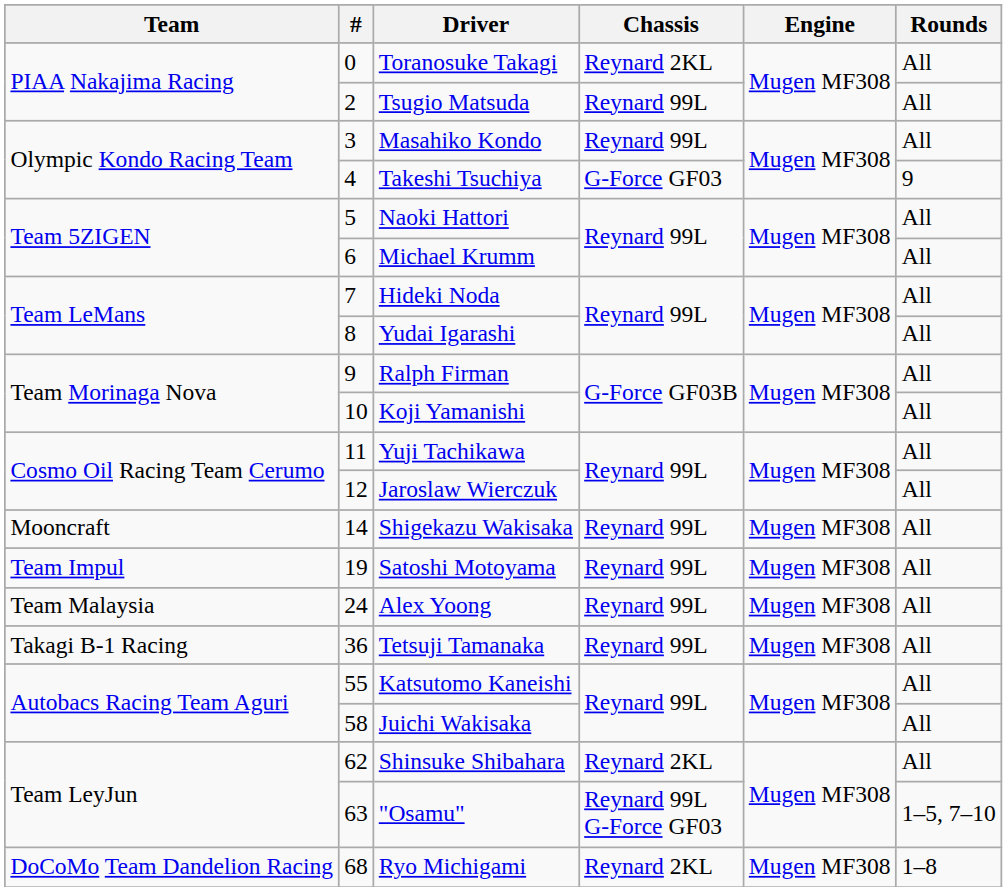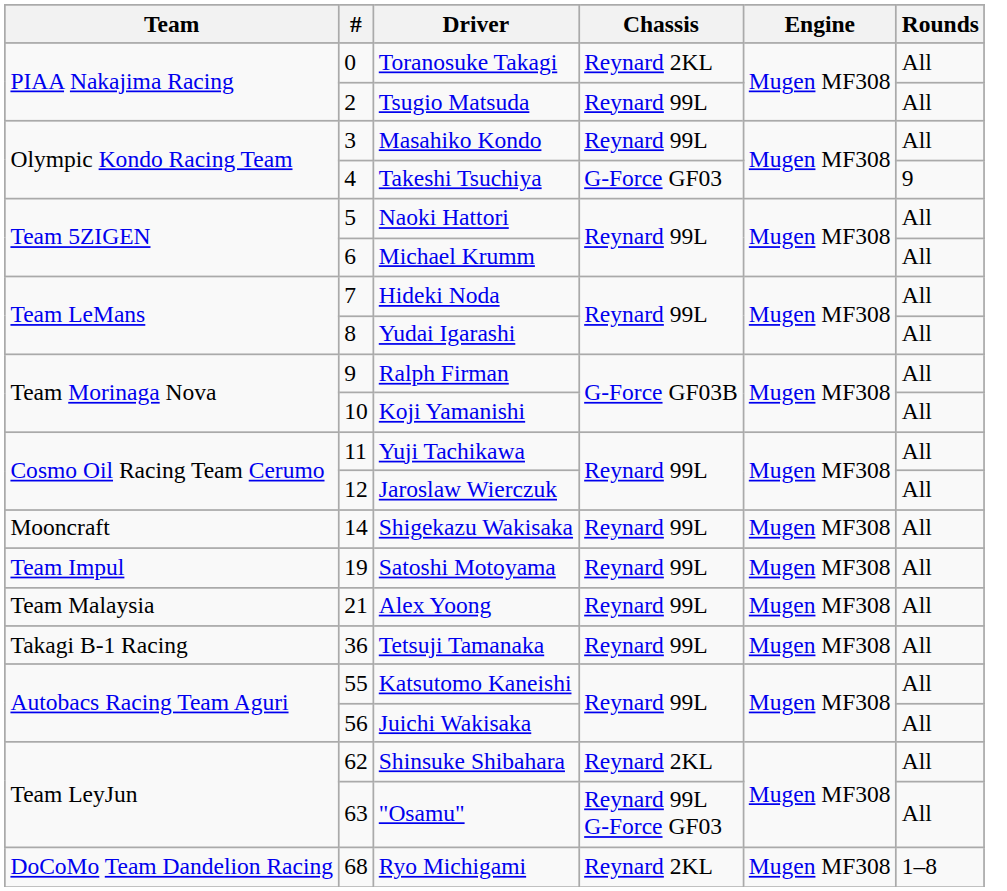(356, 605) 24 -> (356, 605) 21
(356, 722) 58 -> (356, 722) 56
(949, 813) 1–5, 7–10 -> (917, 813) All
